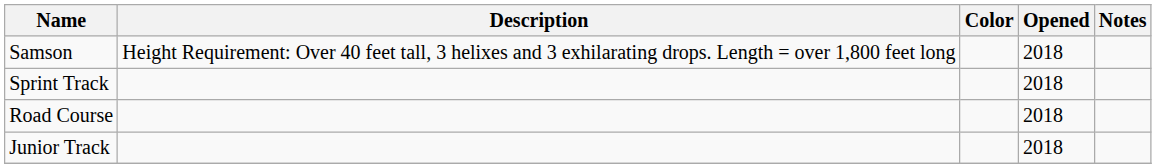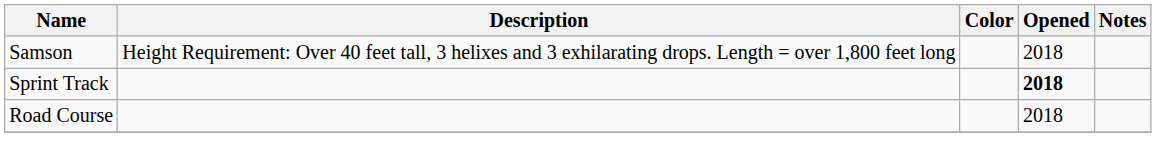(1043, 83) normal -> (1043, 83) bold
- row: (60, 147)
